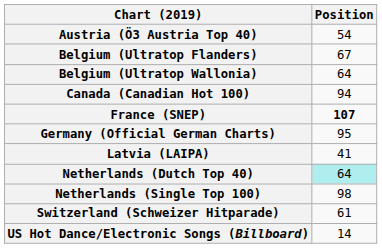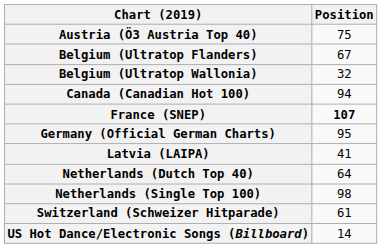(344, 34) 54 -> (344, 34) 75
(344, 74) 64 -> (344, 74) 32
(344, 174) paleturquoise background -> (344, 174) no background
